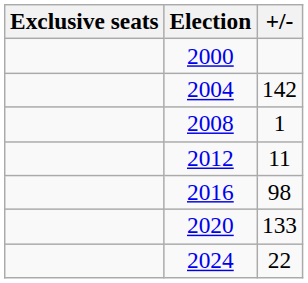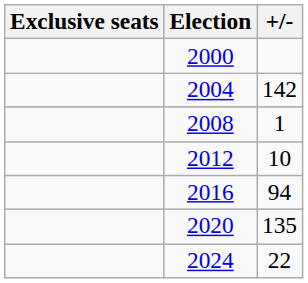(280, 158) 11 -> (280, 158) 10
(280, 192) 98 -> (280, 192) 94
(280, 226) 133 -> (280, 226) 135
